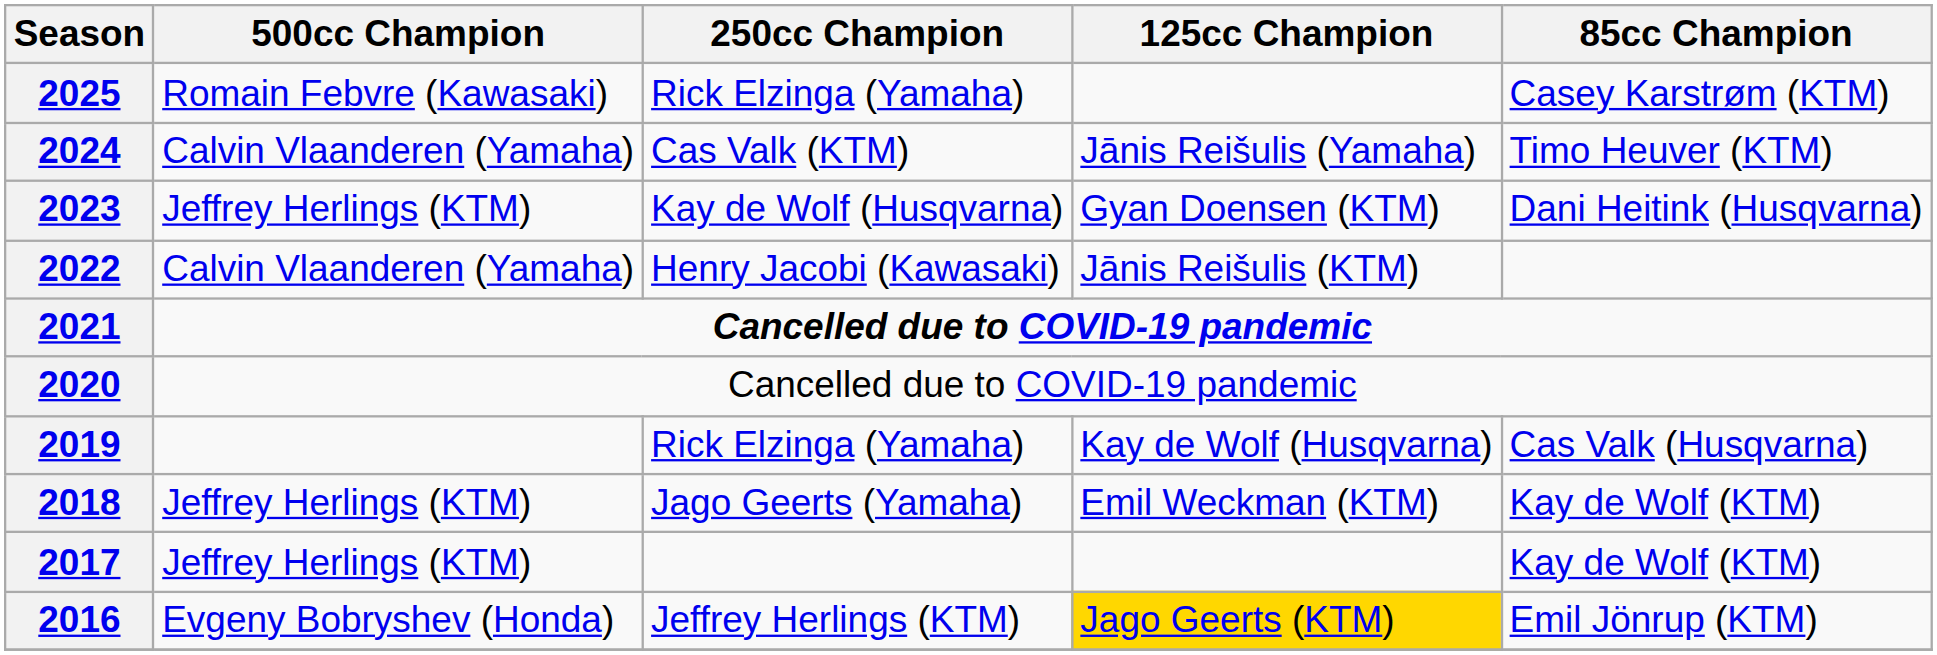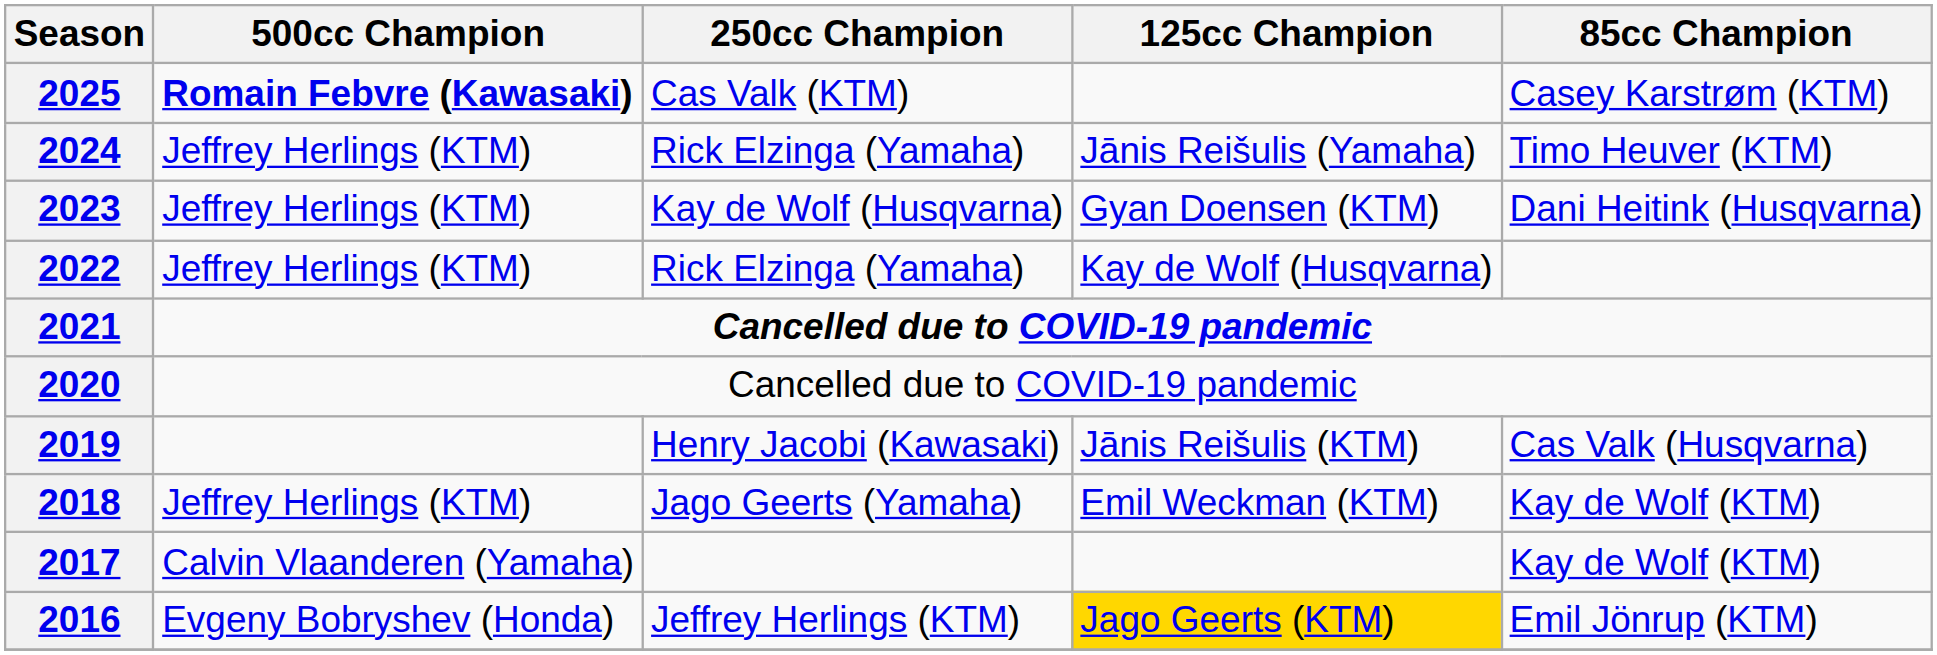(385, 92) normal -> (397, 92) bold
(838, 92) Rick Elzinga (Yamaha) -> (780, 92) Cas Valk (KTM)
(398, 151) Calvin Vlaanderen (Yamaha) -> (347, 151) Jeffrey Herlings (KTM)
(780, 151) Cas Valk (KTM) -> (838, 151) Rick Elzinga (Yamaha)
(398, 268) Calvin Vlaanderen (Yamaha) -> (347, 268) Jeffrey Herlings (KTM)
(855, 268) Henry Jacobi (Kawasaki) -> (838, 268) Rick Elzinga (Yamaha)
(1250, 268) Jānis Reišulis (KTM) -> (1286, 268) Kay de Wolf (Husqvarna)
(838, 444) Rick Elzinga (Yamaha) -> (855, 444) Henry Jacobi (Kawasaki)
(1286, 444) Kay de Wolf (Husqvarna) -> (1250, 444) Jānis Reišulis (KTM)
(347, 561) Jeffrey Herlings (KTM) -> (398, 561) Calvin Vlaanderen (Yamaha)
